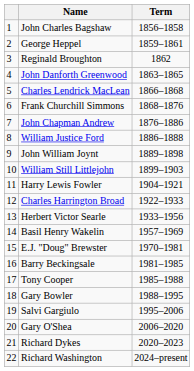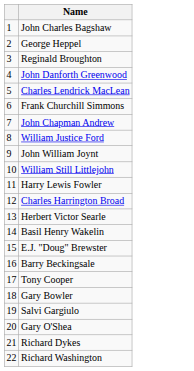- column: (161, 12)
